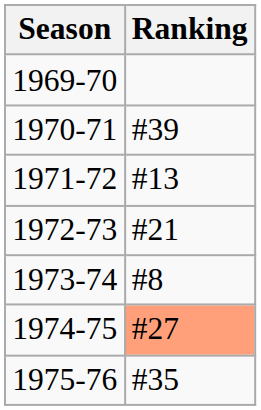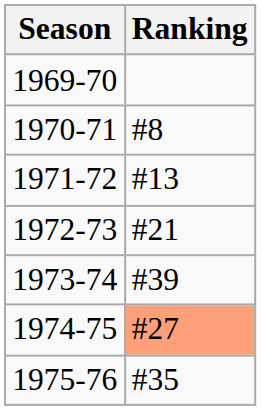(155, 129) #39 -> (148, 129) #8
(148, 279) #8 -> (155, 279) #39
